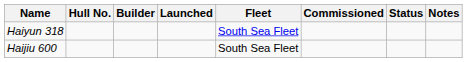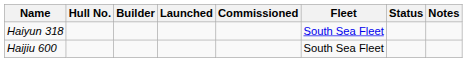columns swapped: (344, 13) <-> (258, 13)
